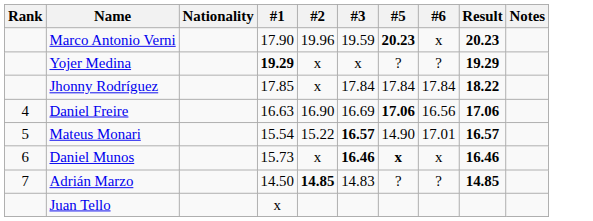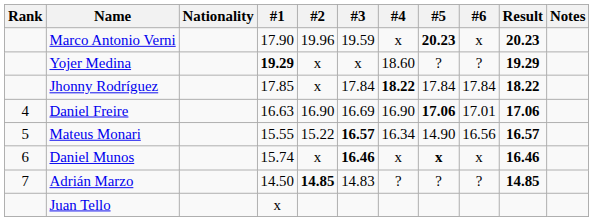+ column: (398, 16)
(439, 110) 16.56 -> (479, 110) 17.01
(277, 134) 15.54 -> (277, 134) 15.55
(439, 134) 17.01 -> (479, 134) 16.56
(277, 157) 15.73 -> (277, 157) 15.74
